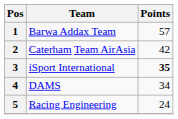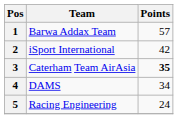(82, 49) Caterham Team AirAsia -> (72, 49) iSport International
(72, 67) iSport International -> (82, 67) Caterham Team AirAsia
